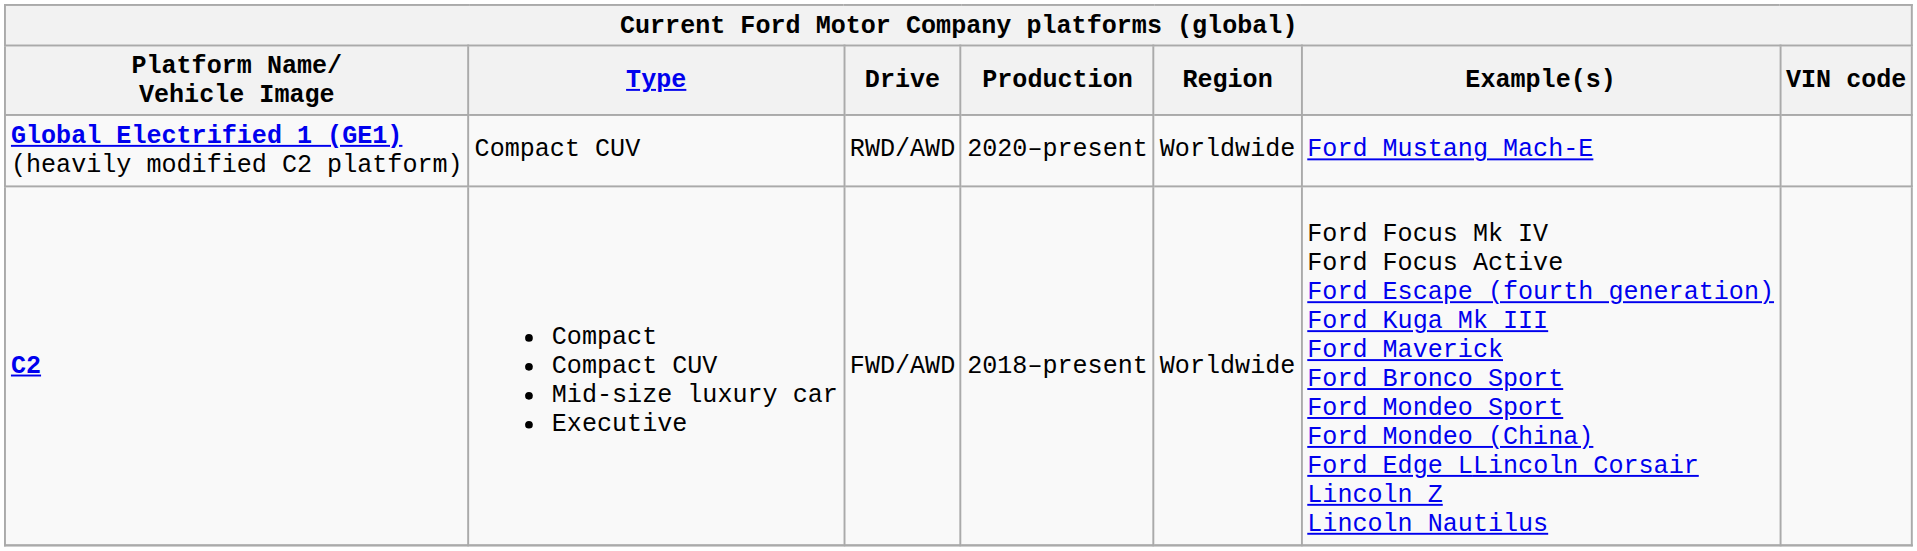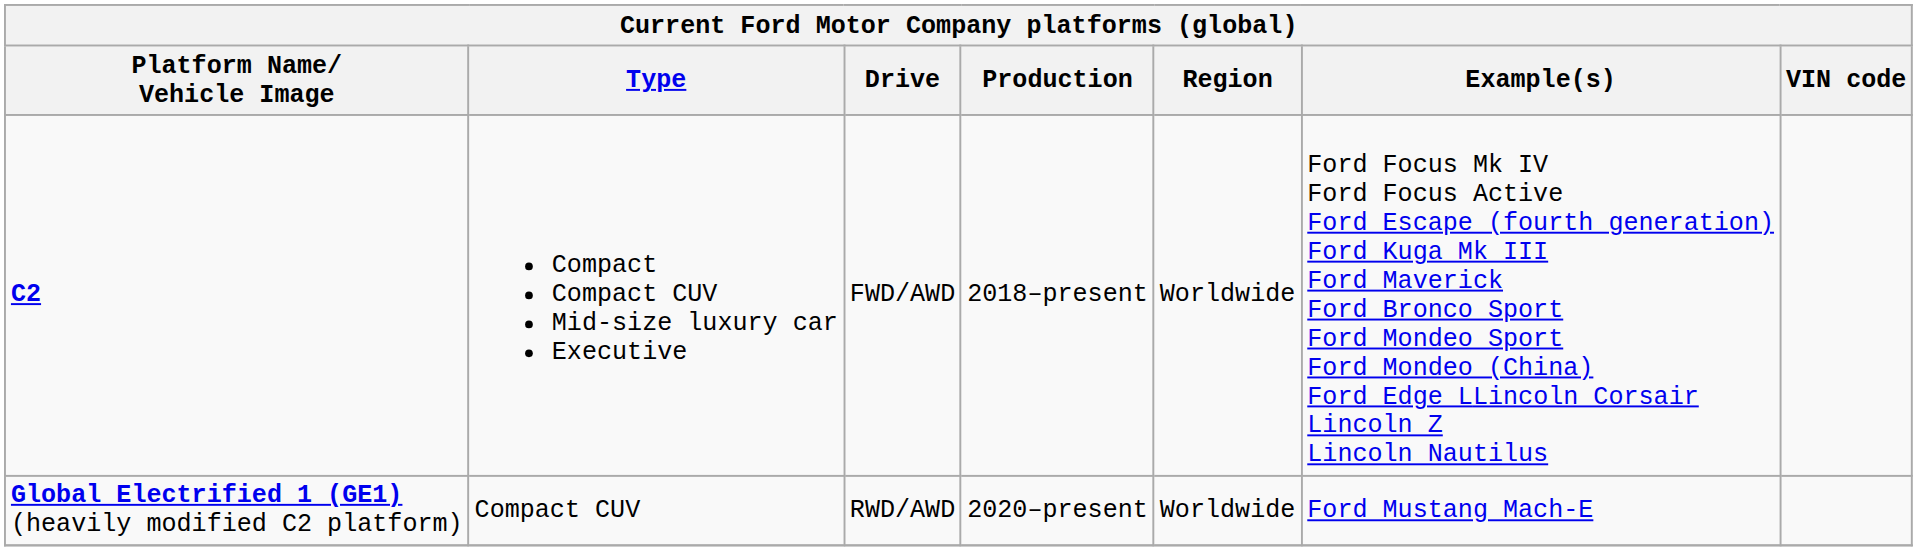rows swapped: (26, 365) <-> (237, 151)
